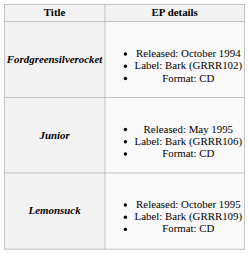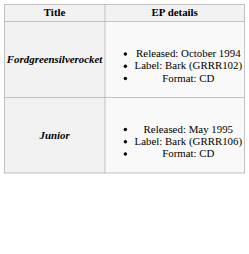- row: (55, 211)
